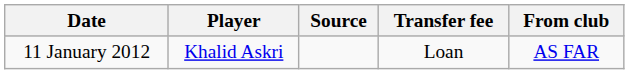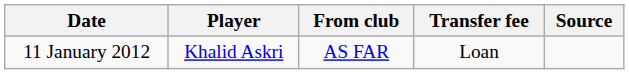columns swapped: (566, 20) <-> (339, 20)
